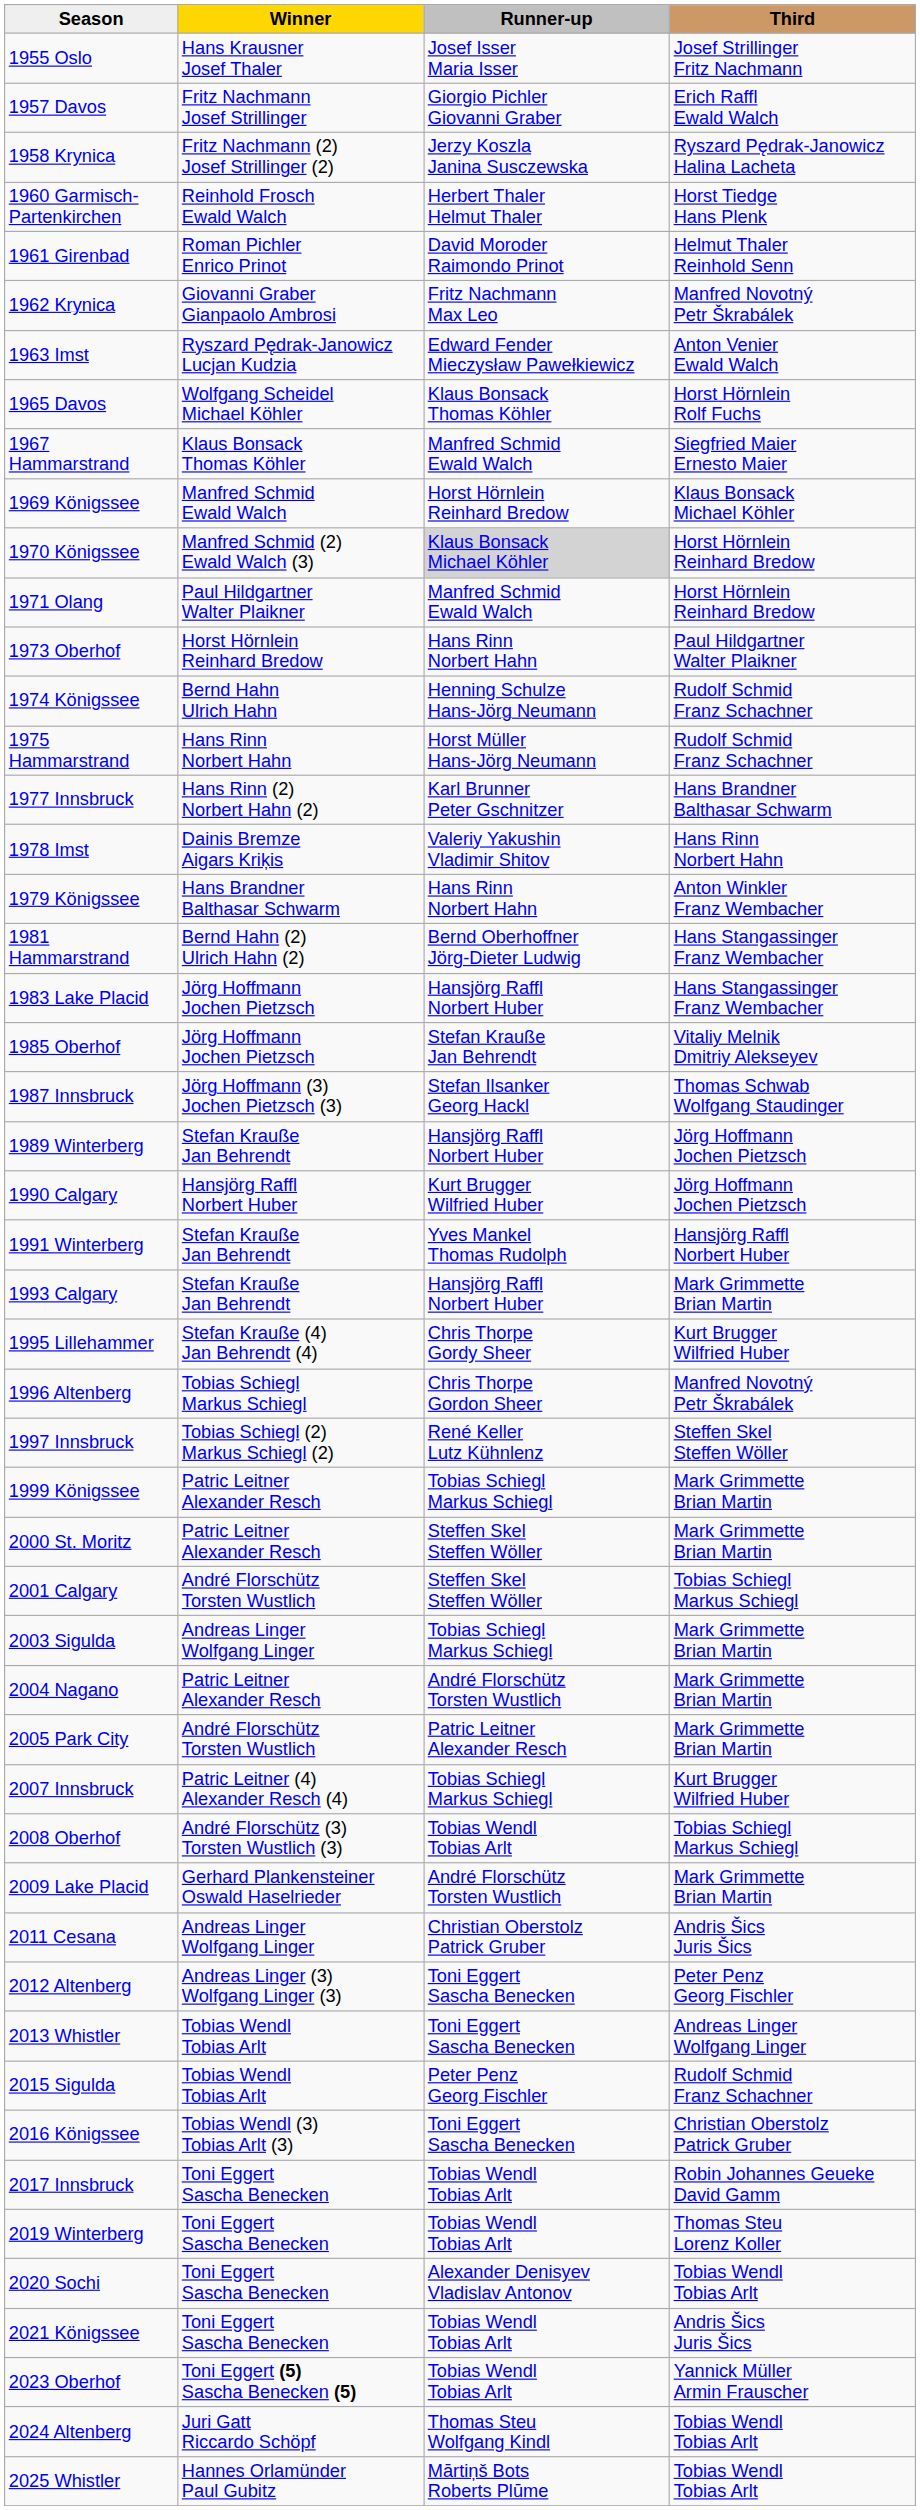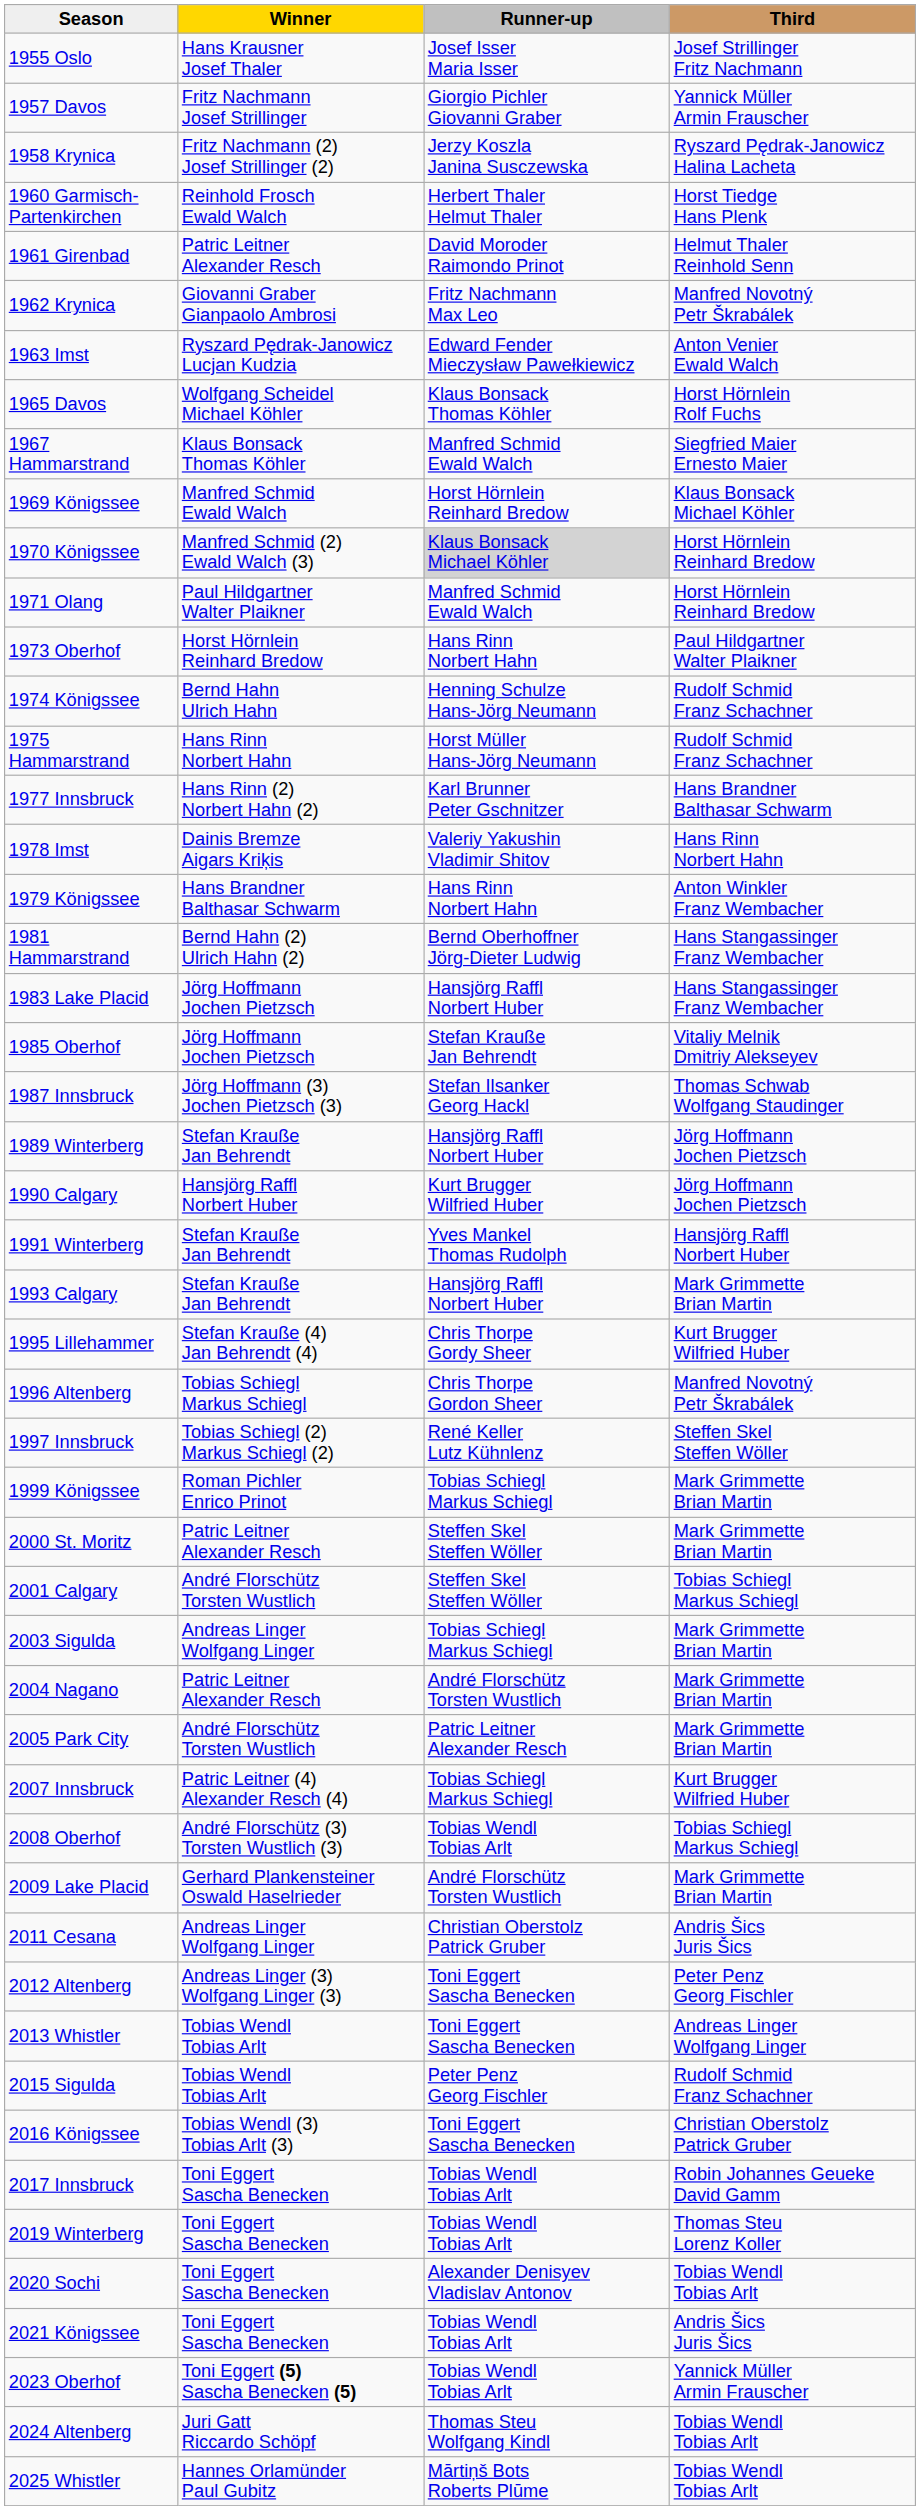(726, 107) Erich Raffl Ewald Walch -> (741, 107) Yannick Müller Armin Frauscher
(242, 255) Roman Pichler Enrico Prinot -> (251, 255) Patric Leitner Alexander Resch
(251, 1492) Patric Leitner Alexander Resch -> (242, 1492) Roman Pichler Enrico Prinot
